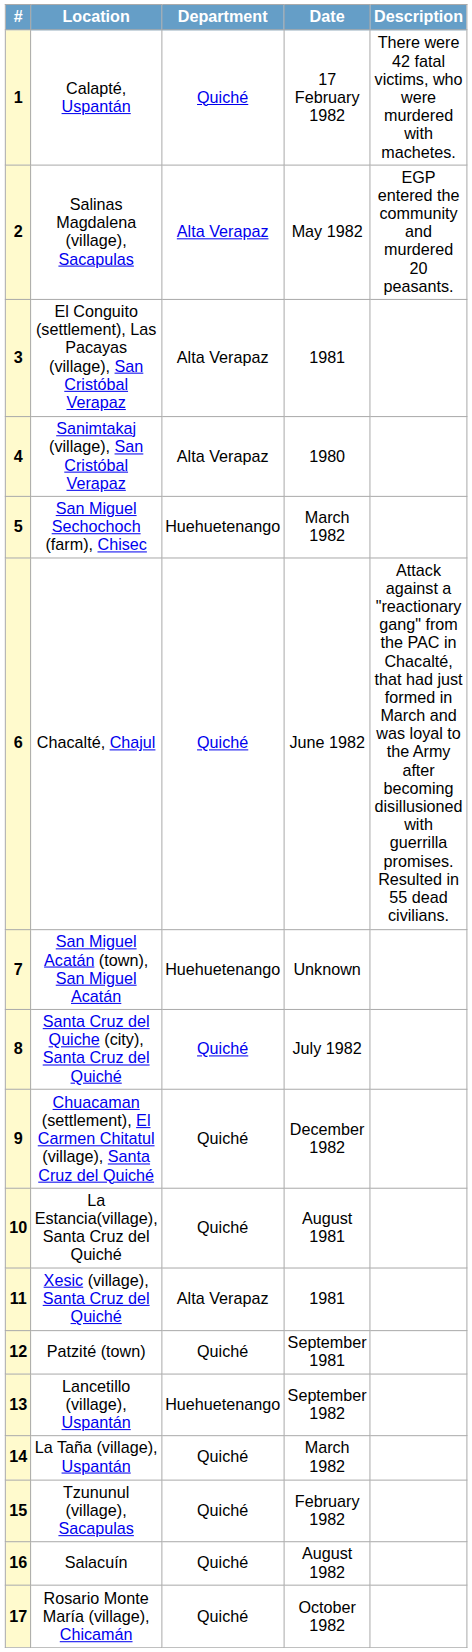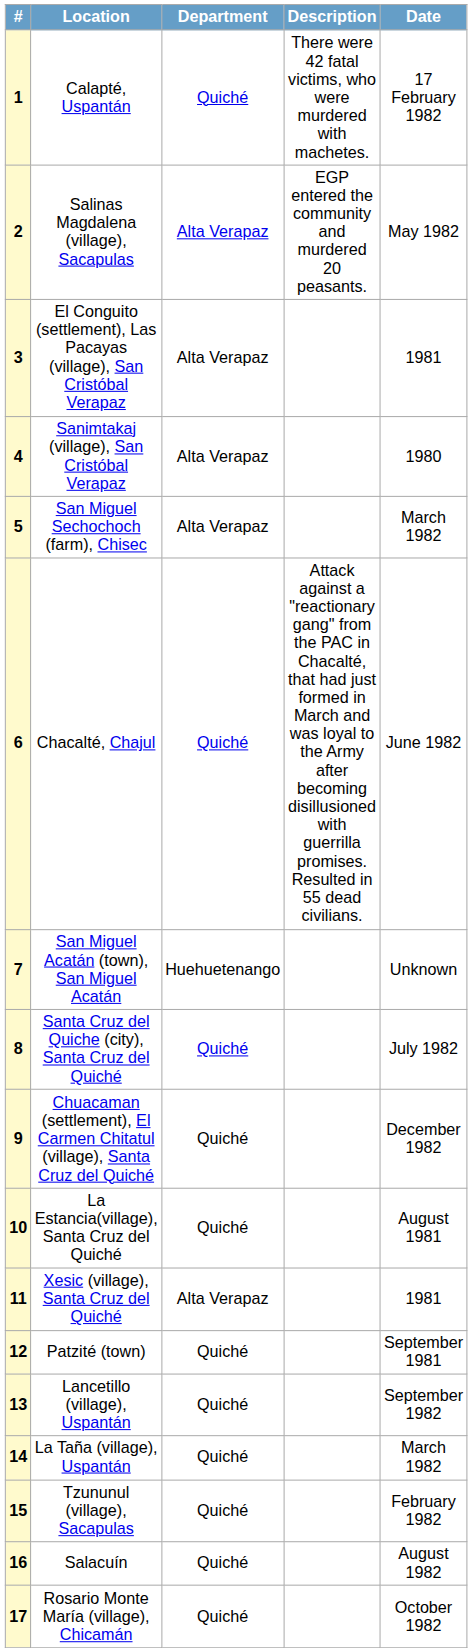columns swapped: (327, 17) <-> (419, 17)
(223, 527) Huehuetenango -> (223, 527) Alta Verapaz
(223, 1404) Huehuetenango -> (223, 1404) Quiché
